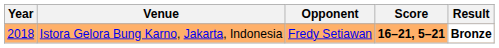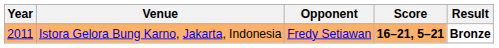(21, 33) 2018 -> (20, 33) 2011
